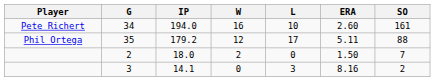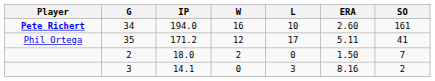(53, 26) normal -> (53, 26) bold
(184, 40) 179.2 -> (184, 40) 171.2
(402, 40) 88 -> (402, 40) 41
